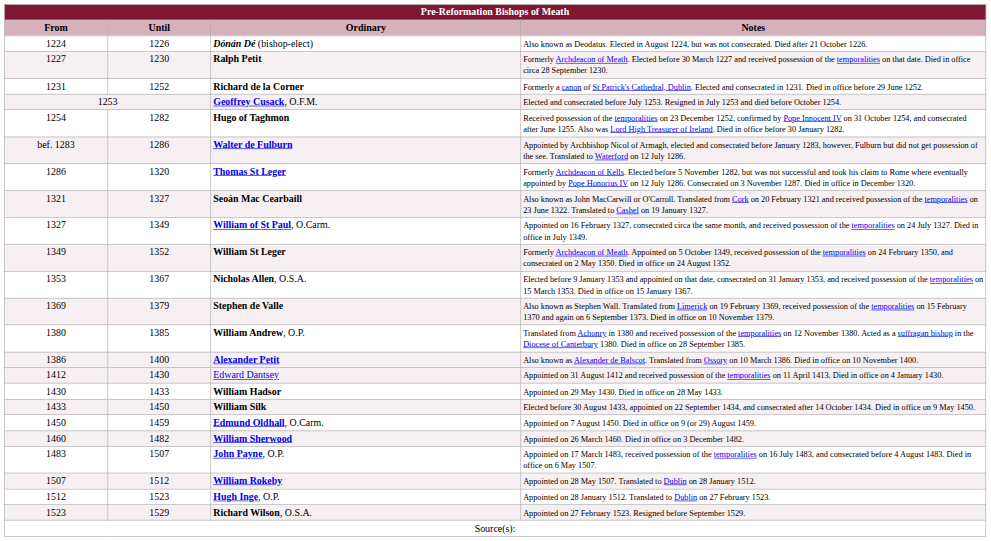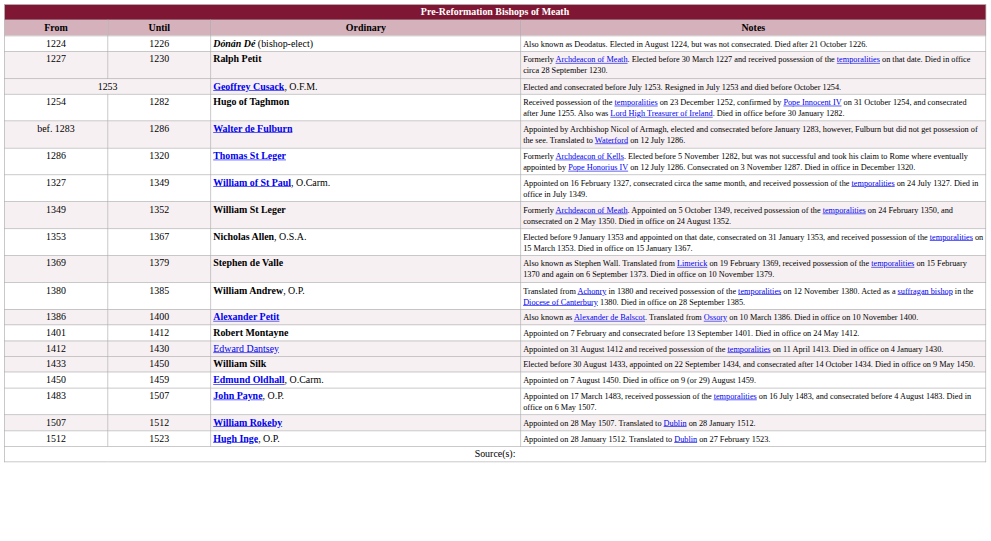- row: (259, 86)
- row: (258, 198)
+ row: (251, 333)
- row: (247, 391)
- row: (253, 438)
- row: (263, 512)
